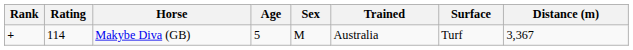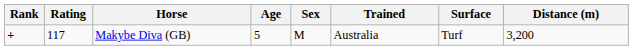(56, 35) 114 -> (56, 35) 117
(520, 35) 3,367 -> (520, 35) 3,200
